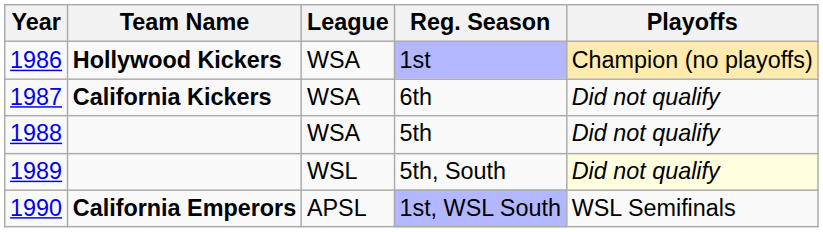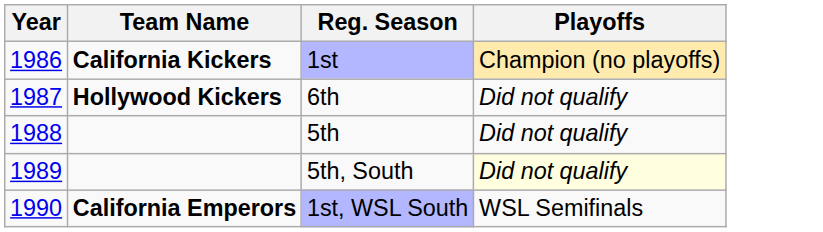- column: (348, 23)
(177, 60) Hollywood Kickers -> (172, 60) California Kickers
(172, 97) California Kickers -> (177, 97) Hollywood Kickers
